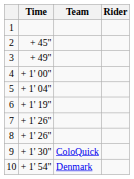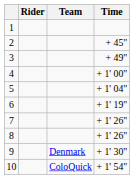columns swapped: (115, 12) <-> (36, 12)
(77, 151) ColoQuick -> (67, 151) Denmark
(74, 167) Denmark -> (71, 167) ColoQuick
